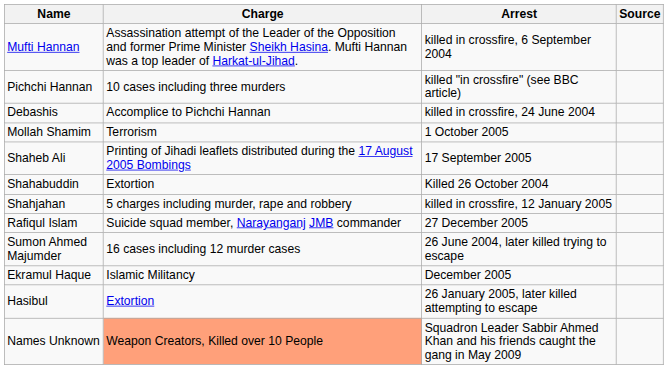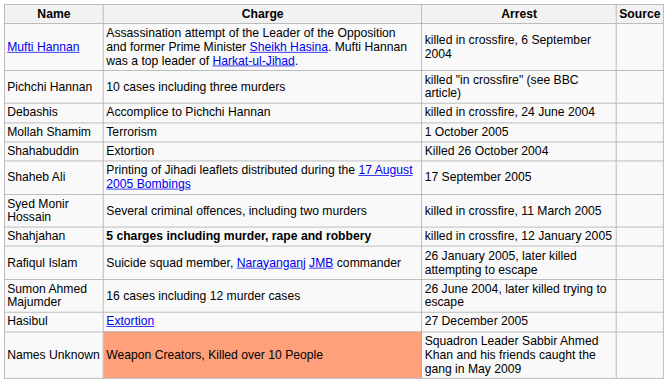rows swapped: (36, 158) <-> (43, 184)
+ row: (38, 210)
(229, 203) normal -> (239, 236) bold
(476, 223) 27 December 2005 -> (501, 262) 26 January 2005, later killed attempting to escape
- row: (49, 275)
(501, 301) 26 January 2005, later killed attempting to escape -> (476, 322) 27 December 2005
